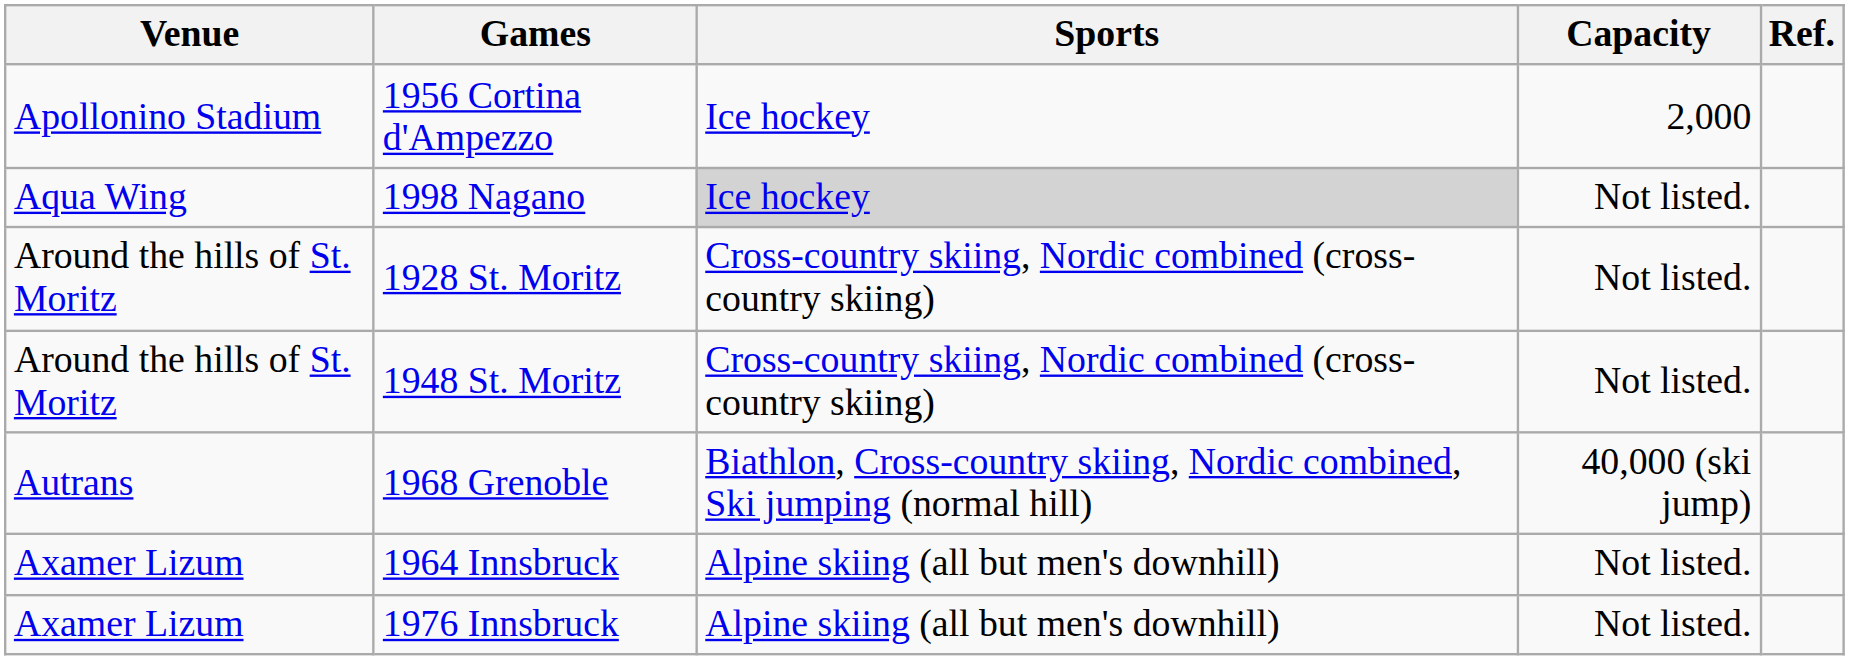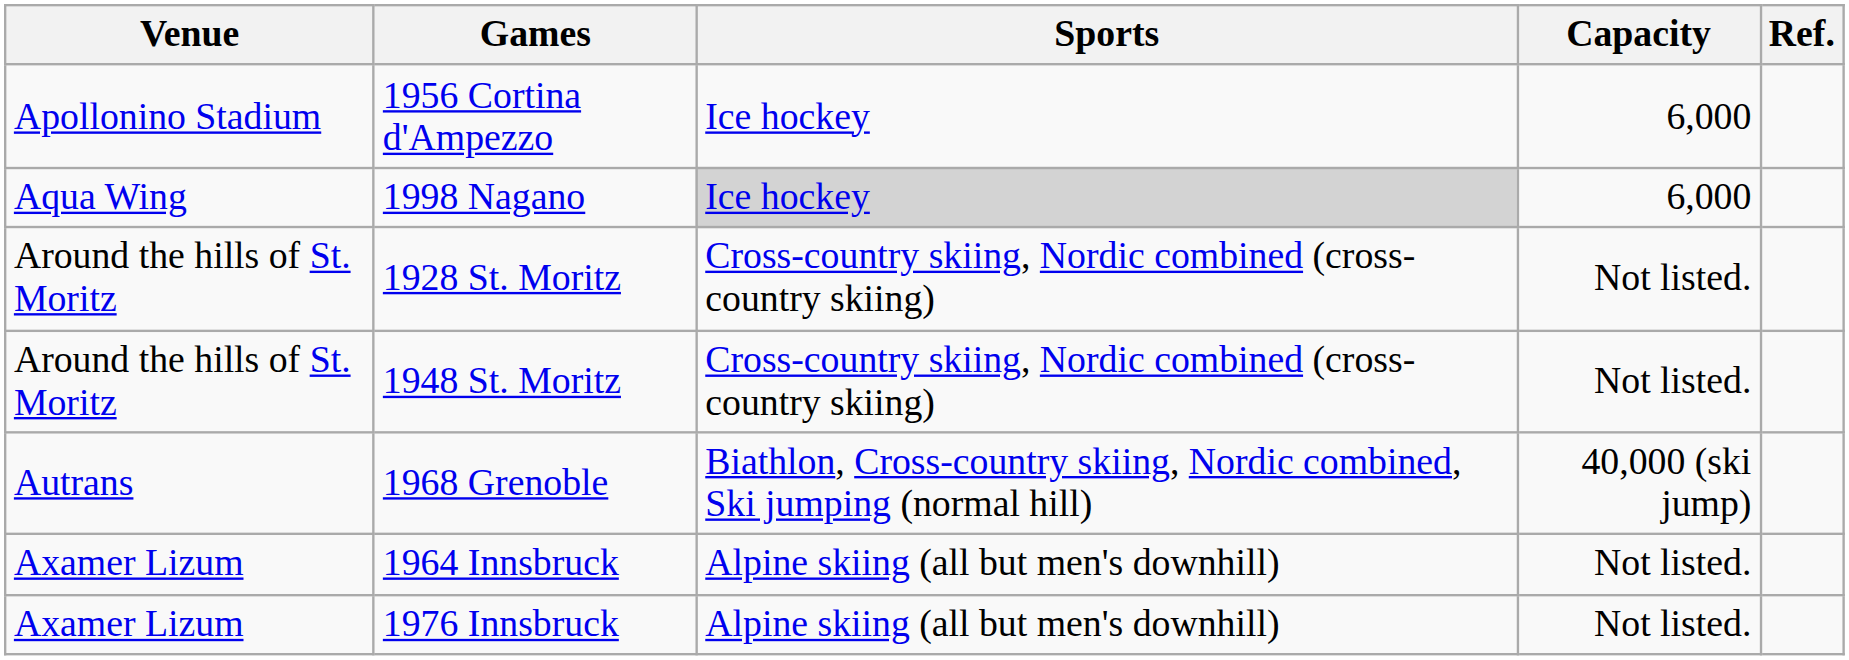(1709, 115) 2,000 -> (1709, 115) 6,000
(1673, 196) Not listed. -> (1709, 196) 6,000
